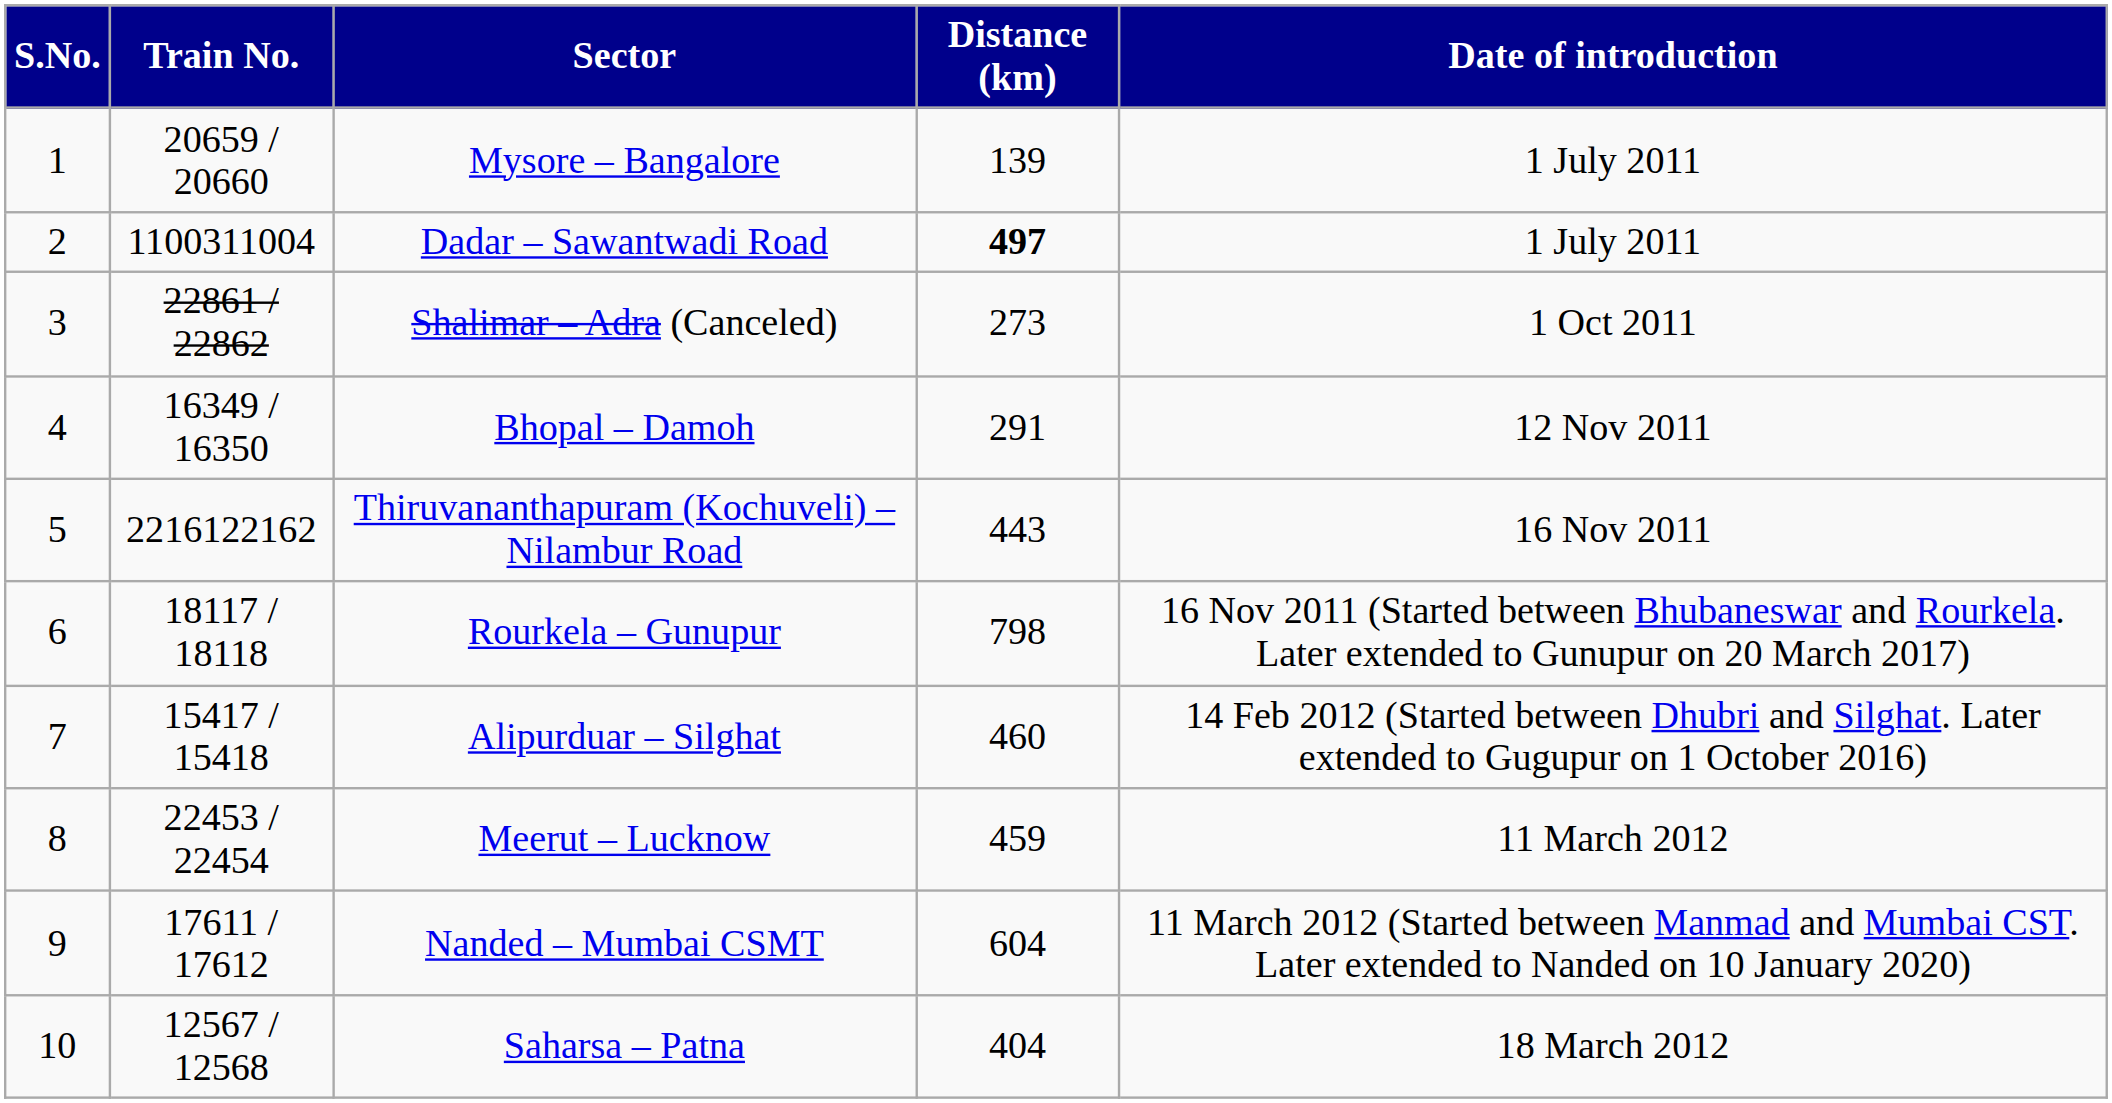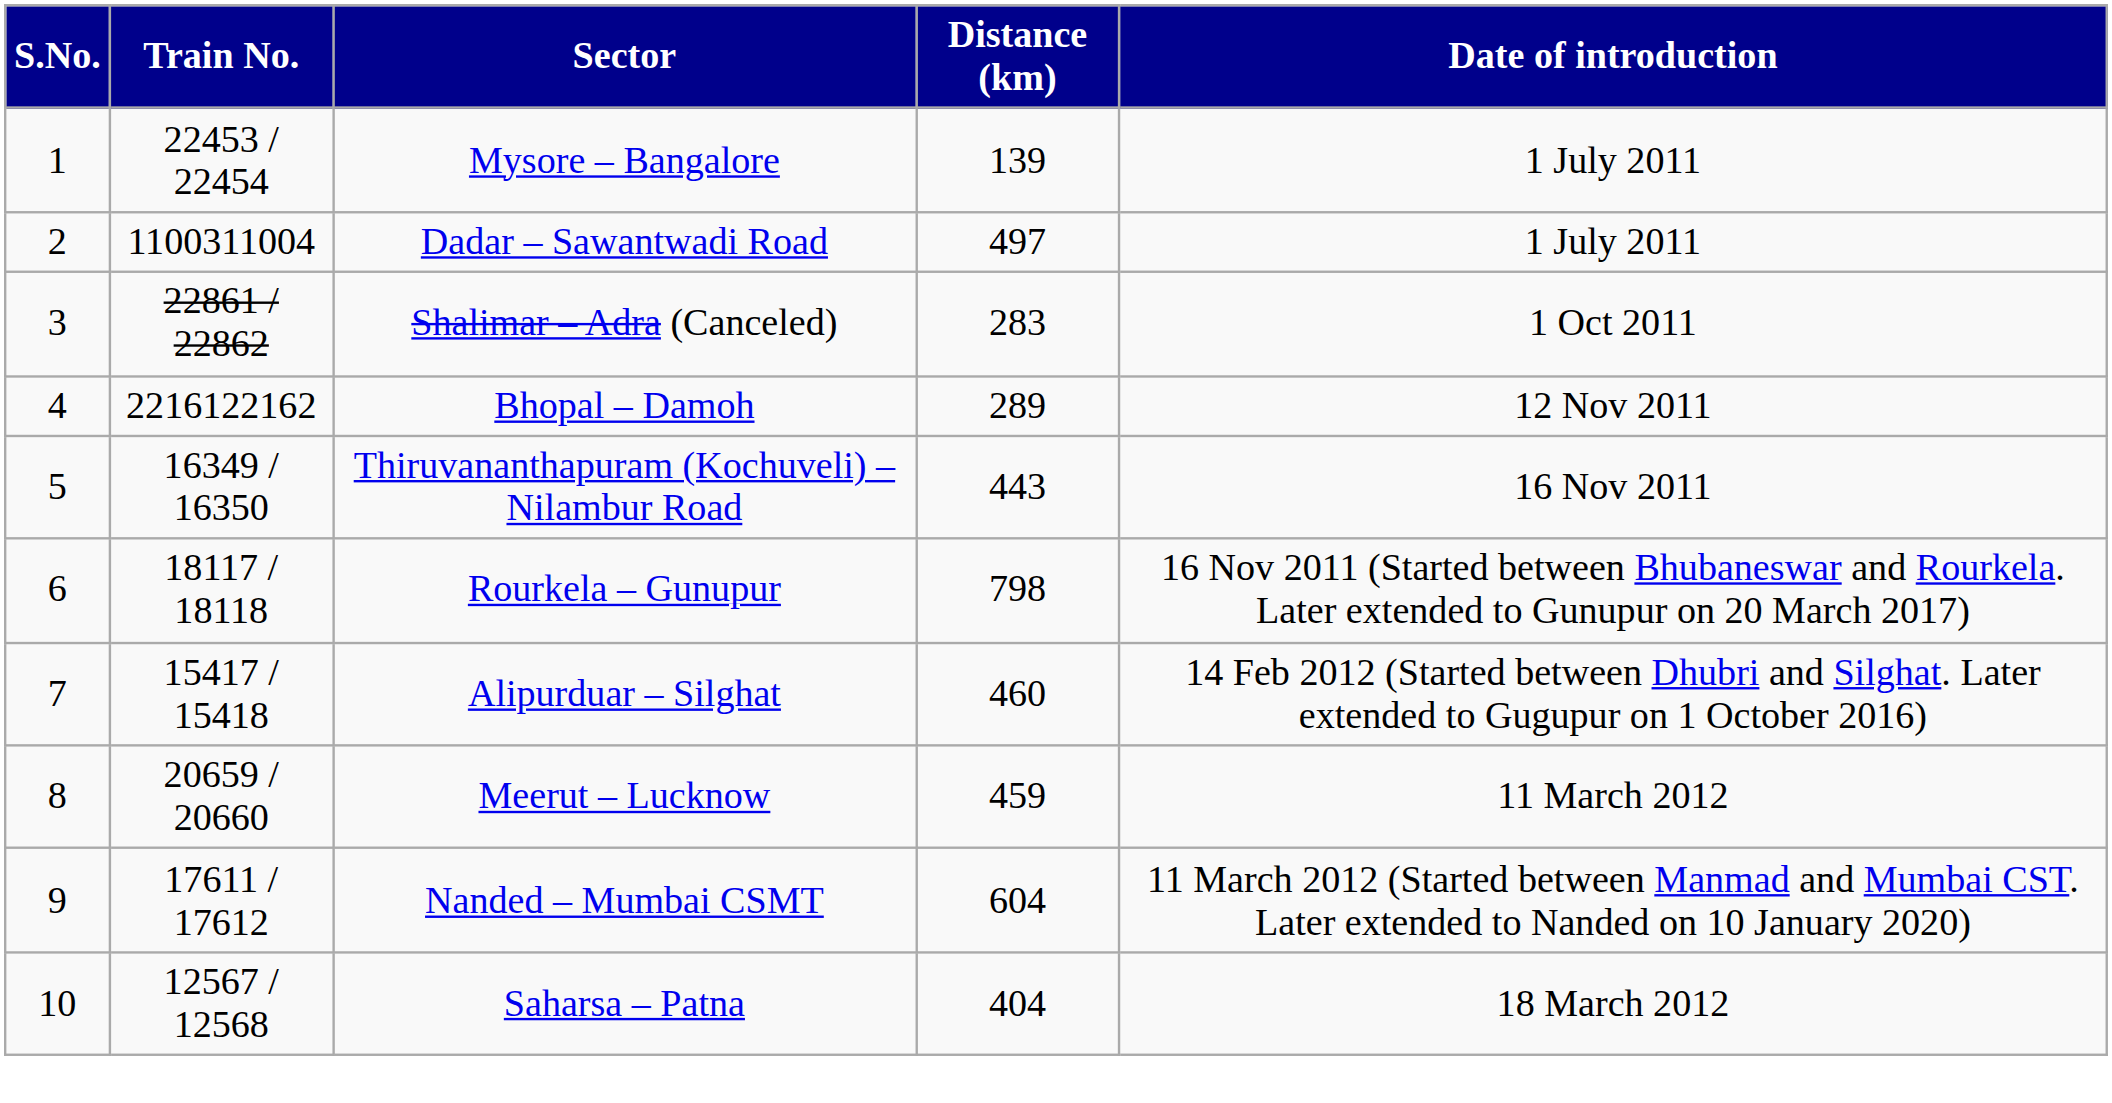(221, 159) 20659 / 20660 -> (221, 159) 22453 / 22454
(1017, 241) bold -> (1017, 241) normal
(1017, 322) 273 -> (1017, 322) 283
(221, 426) 16349 / 16350 -> (221, 404) 2216122162
(1017, 426) 291 -> (1017, 404) 289
(221, 529) 2216122162 -> (221, 486) 16349 / 16350
(221, 839) 22453 / 22454 -> (221, 796) 20659 / 20660
